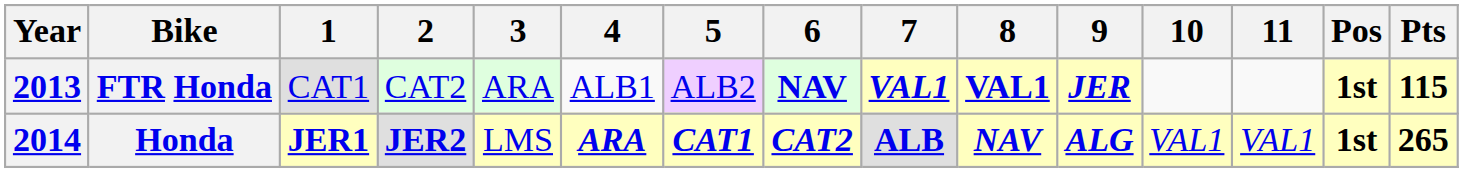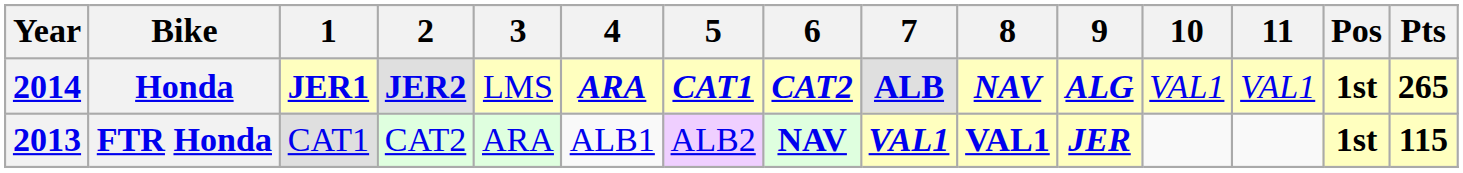rows swapped: (184, 85) <-> (184, 139)
